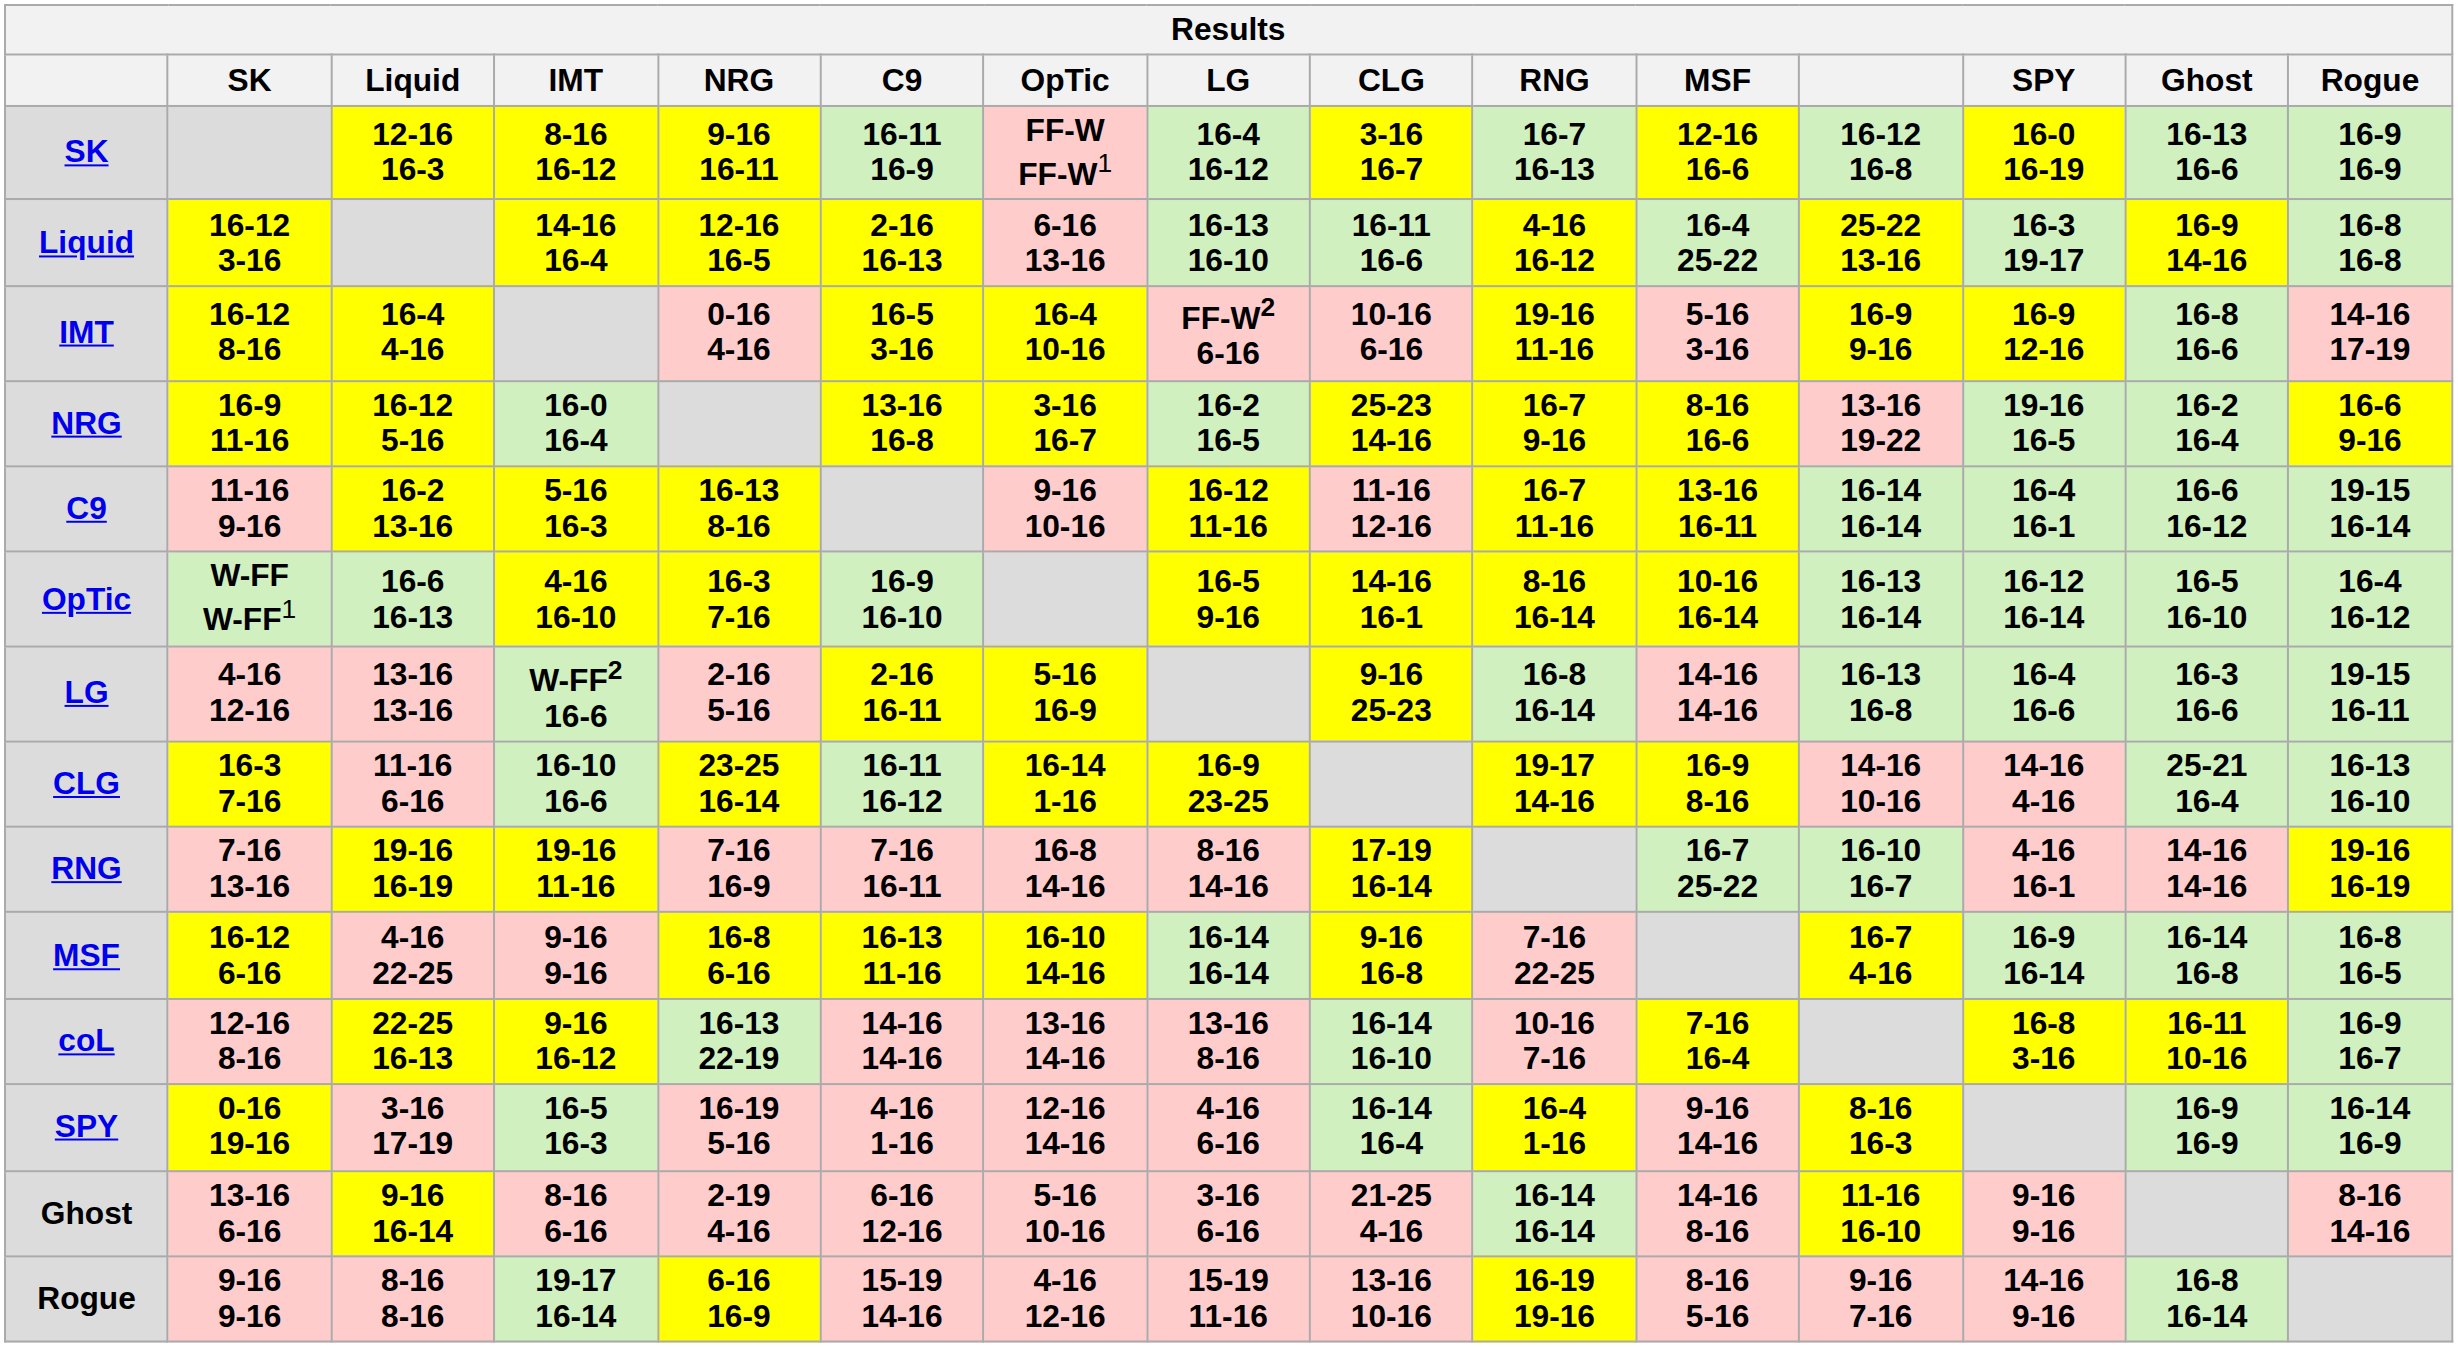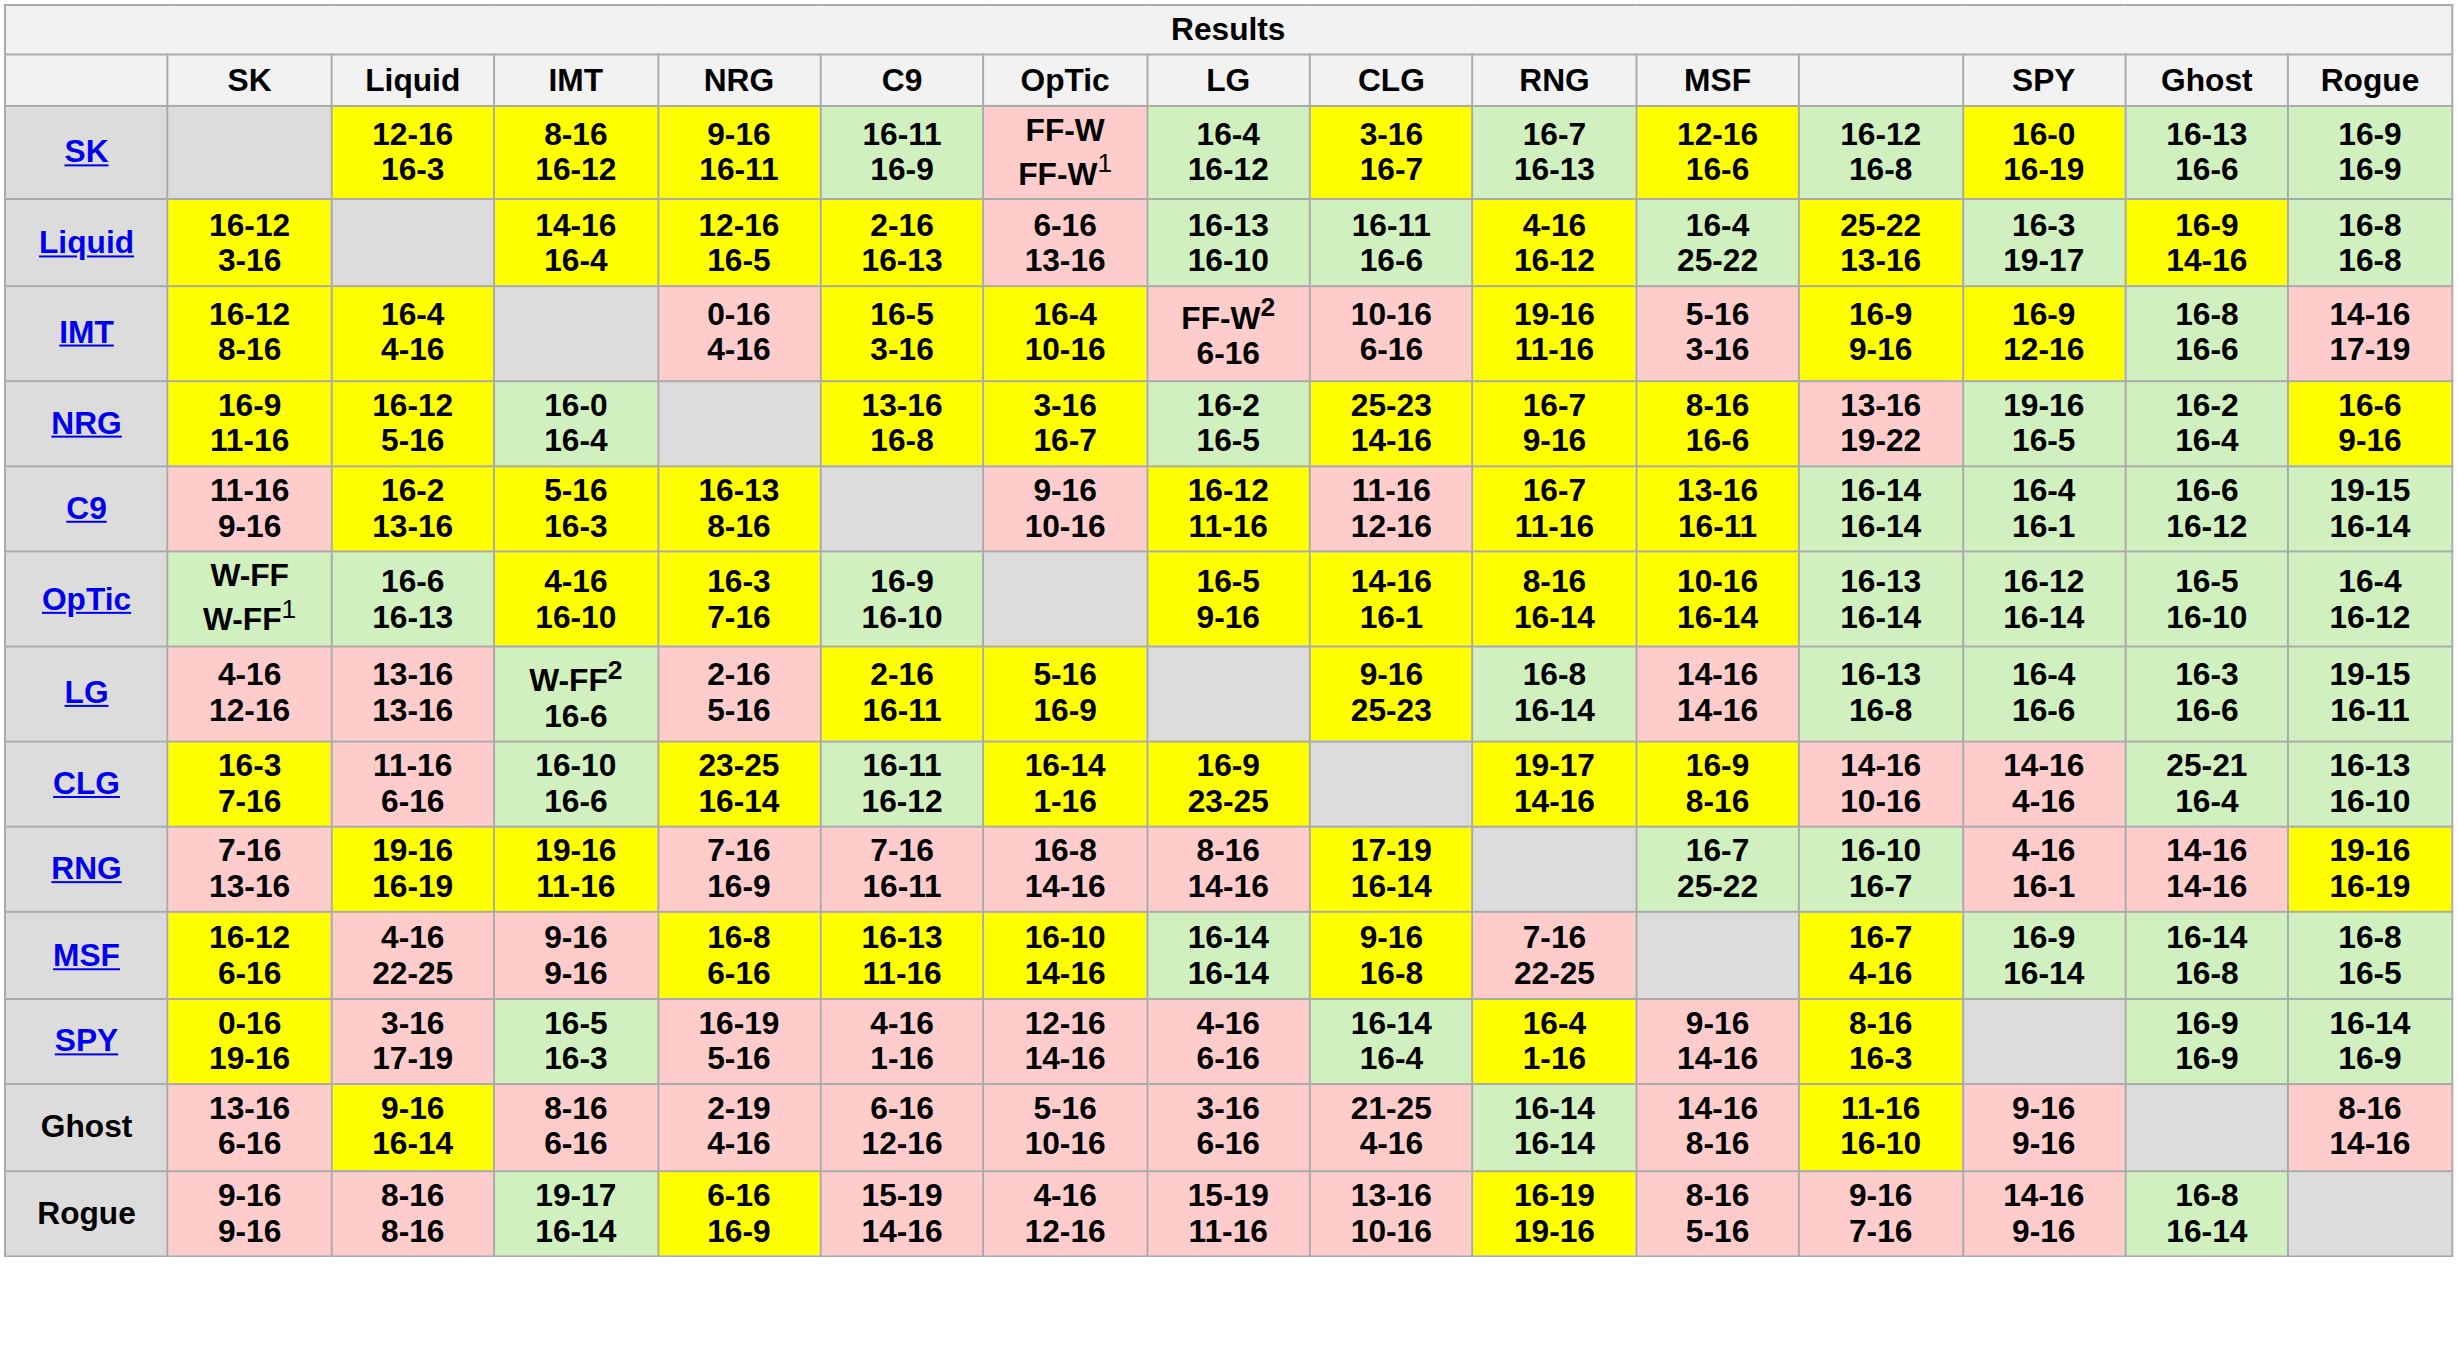- row: (87, 1041)
